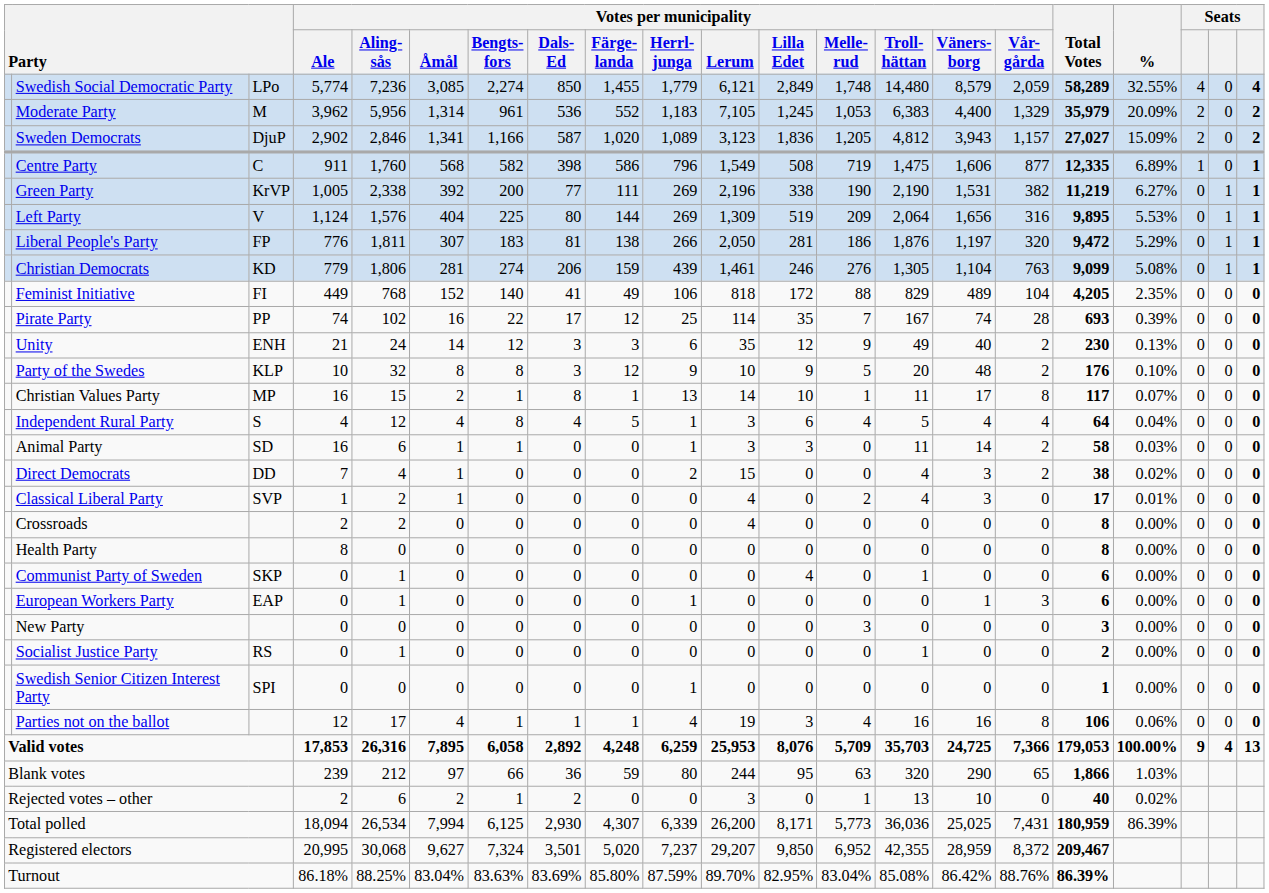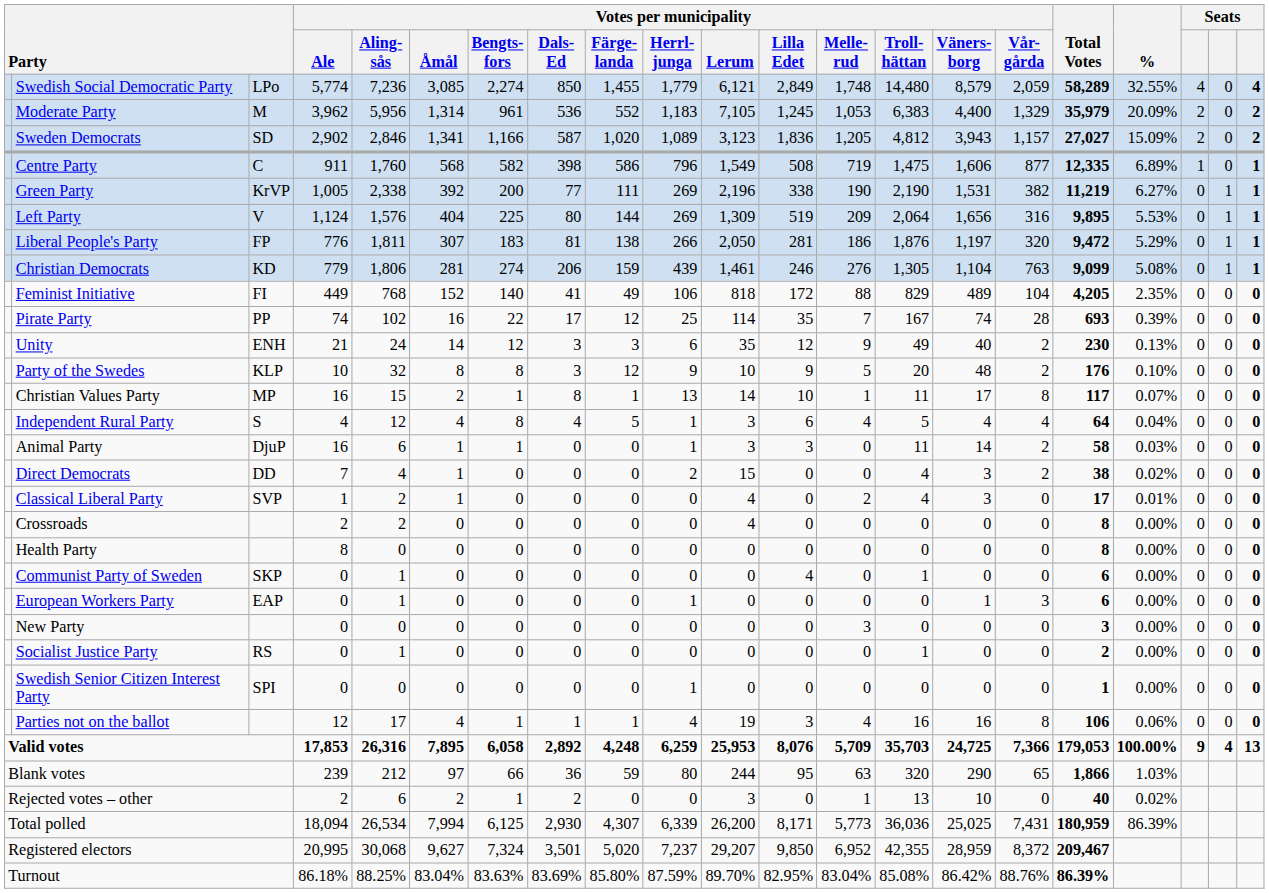(269, 138) DjuP -> (263, 138) SD
(263, 447) SD -> (269, 447) DjuP
